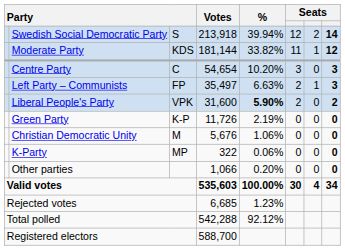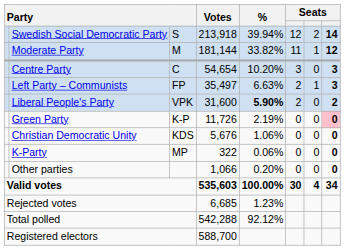(183, 51) KDS -> (176, 51) M
(335, 119) no background -> (335, 119) pink background
(176, 136) M -> (183, 136) KDS
